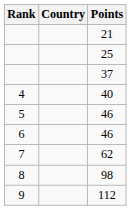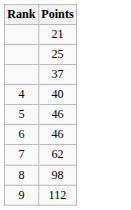- column: (63, 14)
